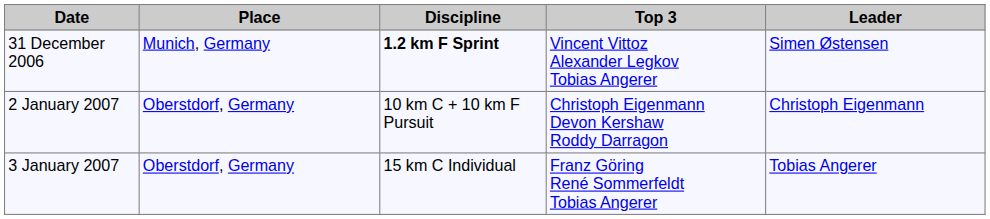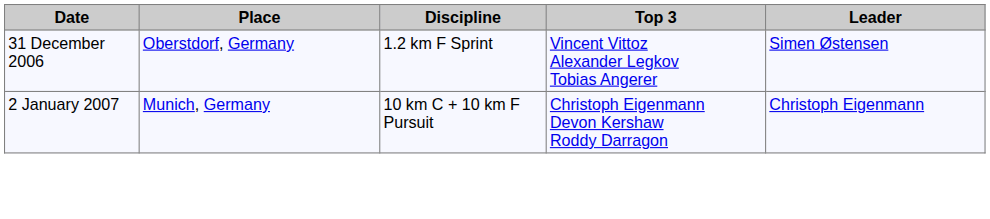(206, 43) Munich, Germany -> (218, 43) Oberstdorf, Germany
(441, 43) bold -> (438, 43) normal
(218, 104) Oberstdorf, Germany -> (206, 104) Munich, Germany
- row: (64, 166)
